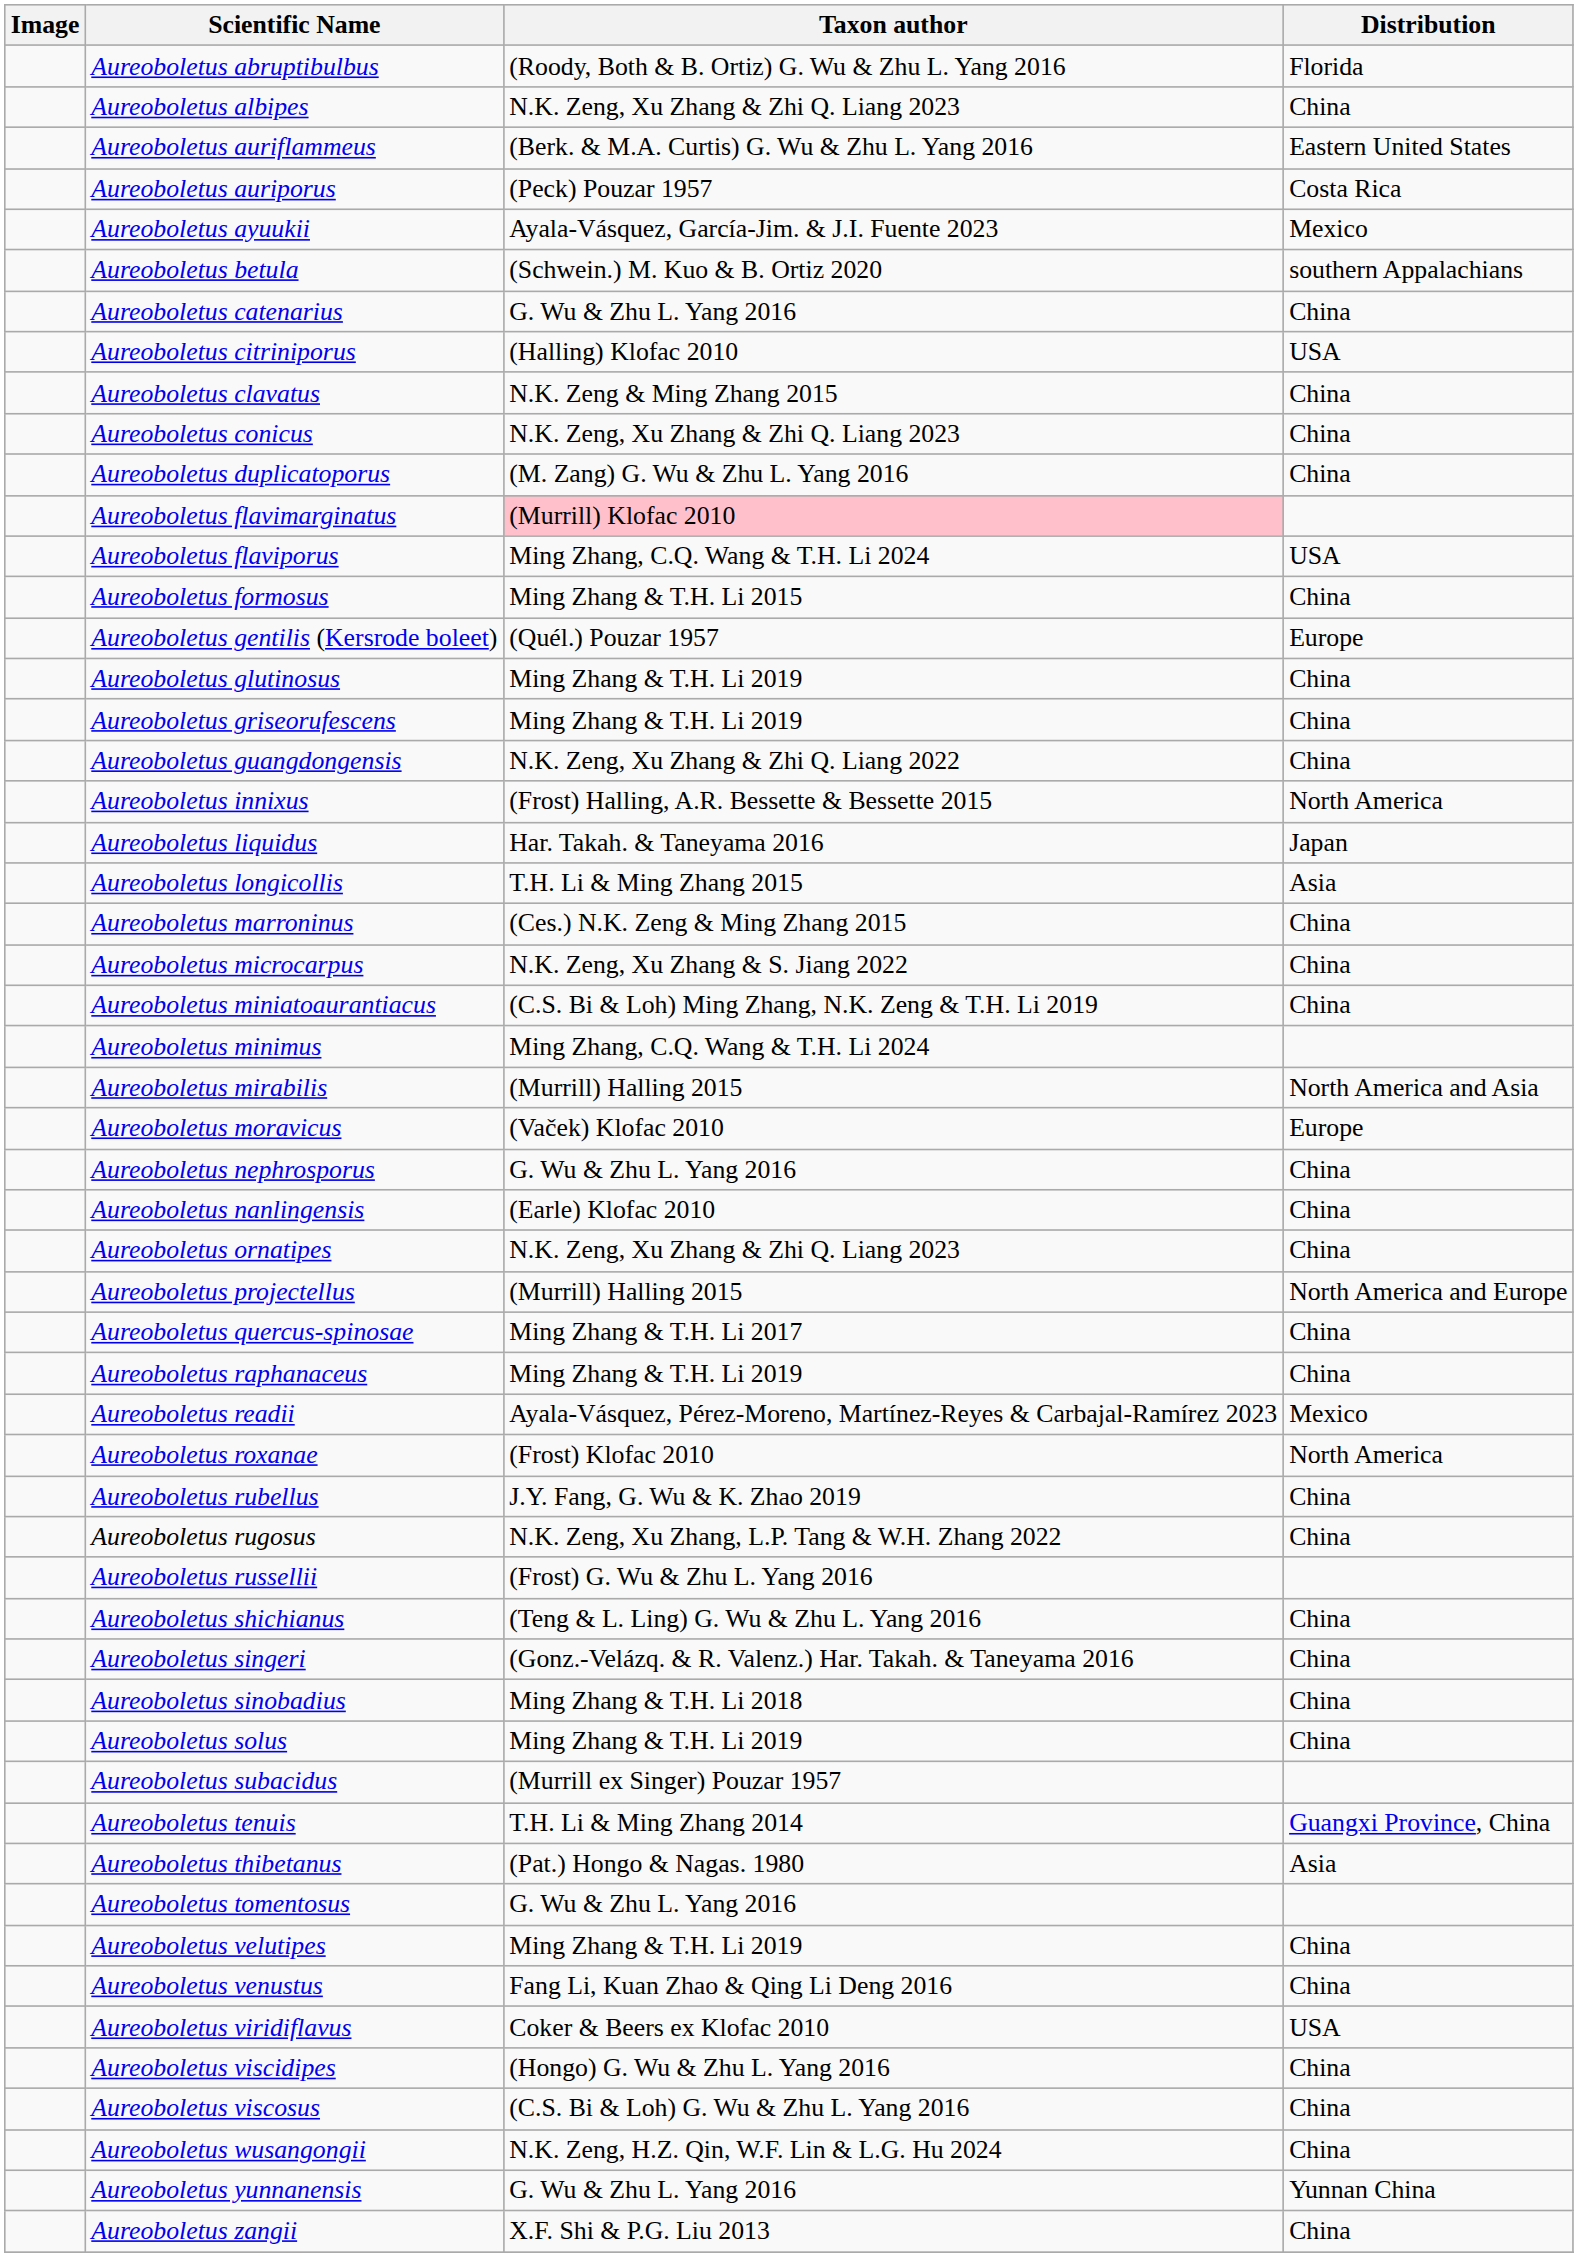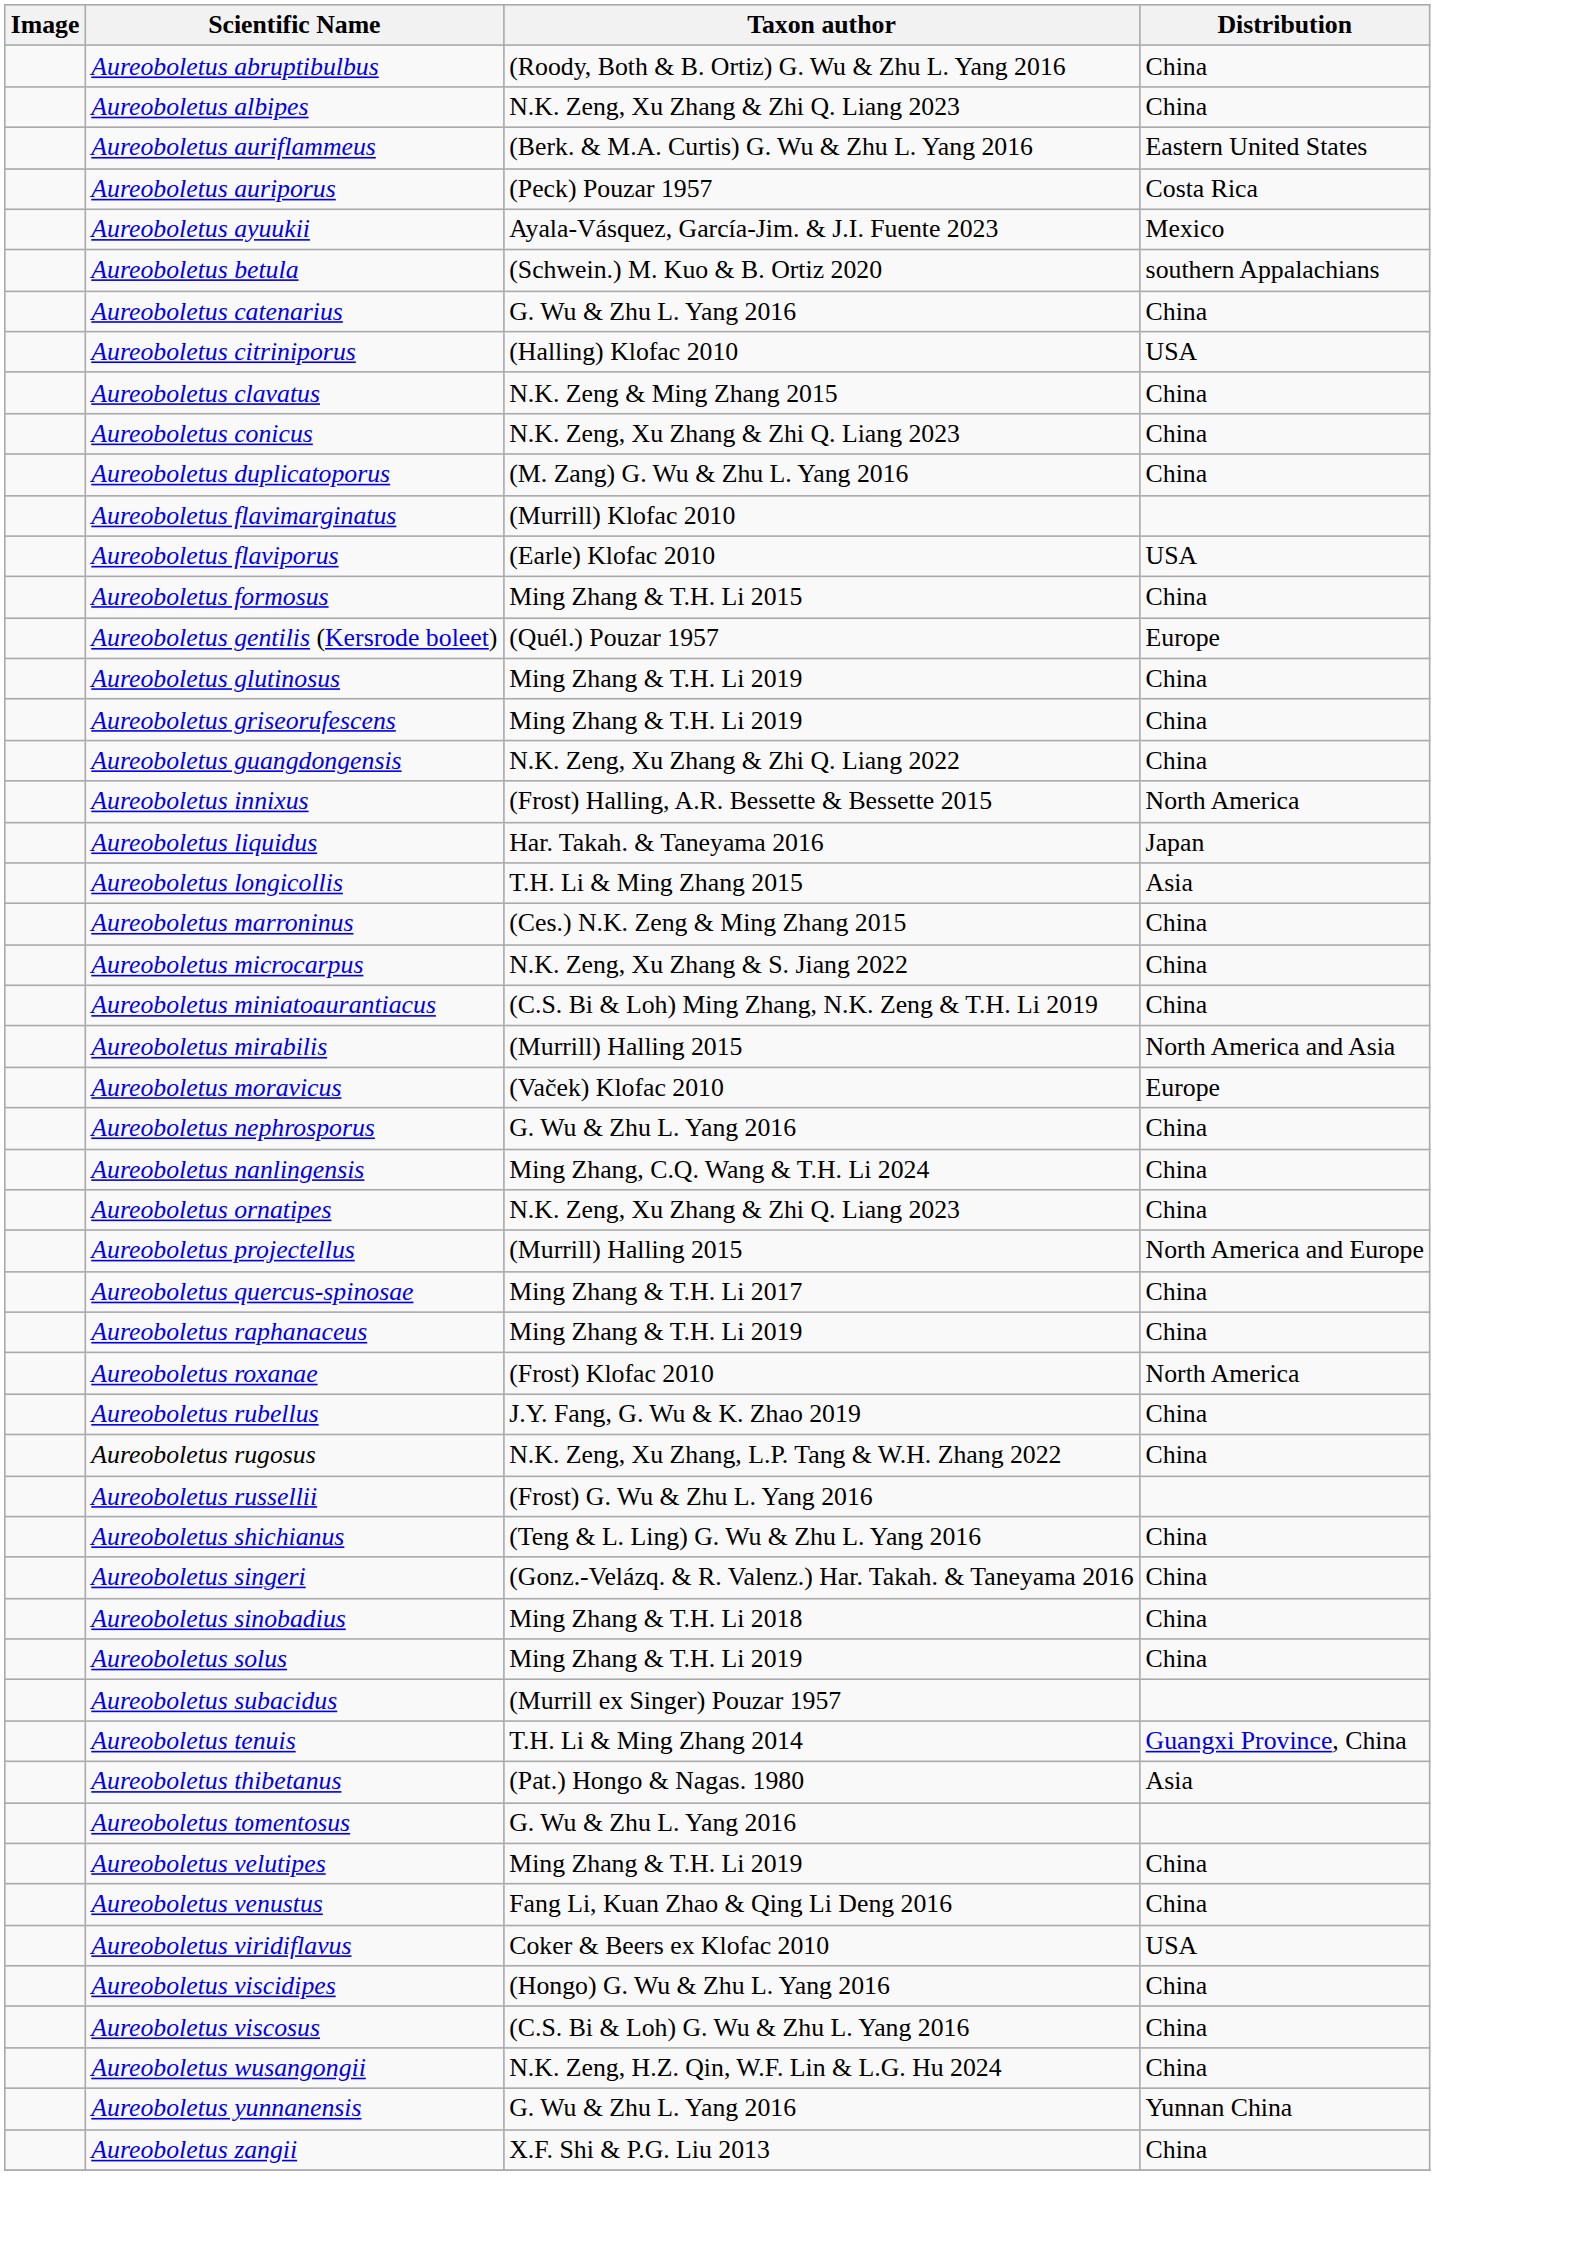(1326, 65) Florida -> (1176, 65) China
(622, 515) pink background -> (622, 515) no background
(719, 556) Ming Zhang, C.Q. Wang & T.H. Li 2024 -> (612, 556) (Earle) Klofac 2010
- row: (206, 1046)
(612, 1209) (Earle) Klofac 2010 -> (719, 1168) Ming Zhang, C.Q. Wang & T.H. Li 2024
- row: (193, 1413)
